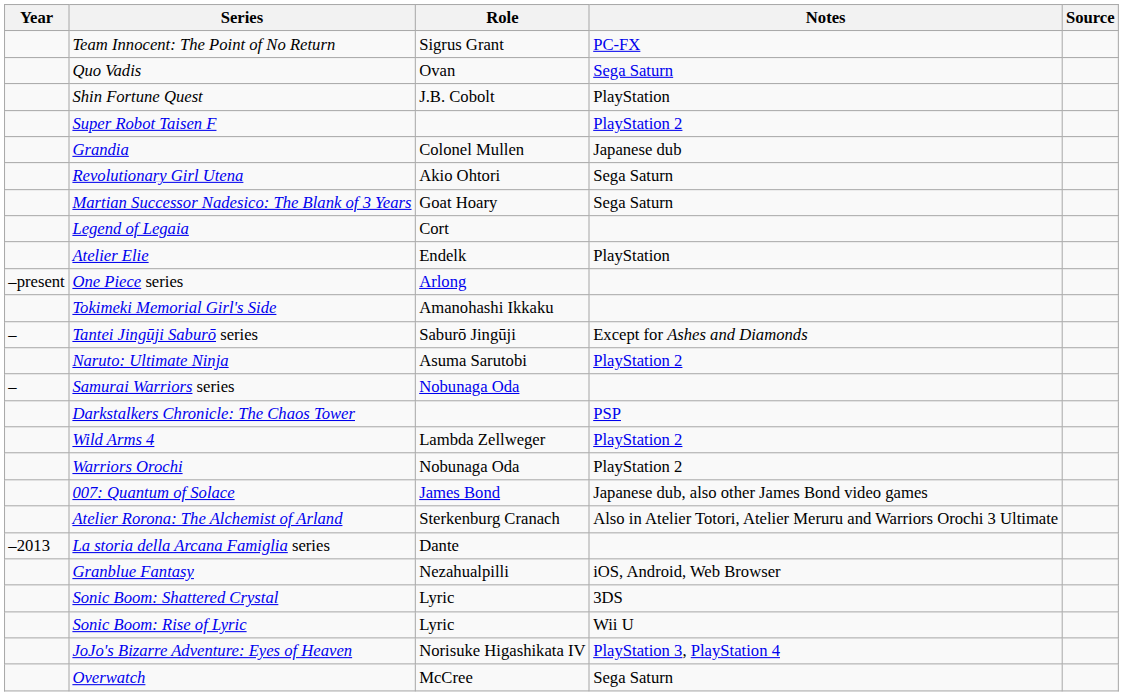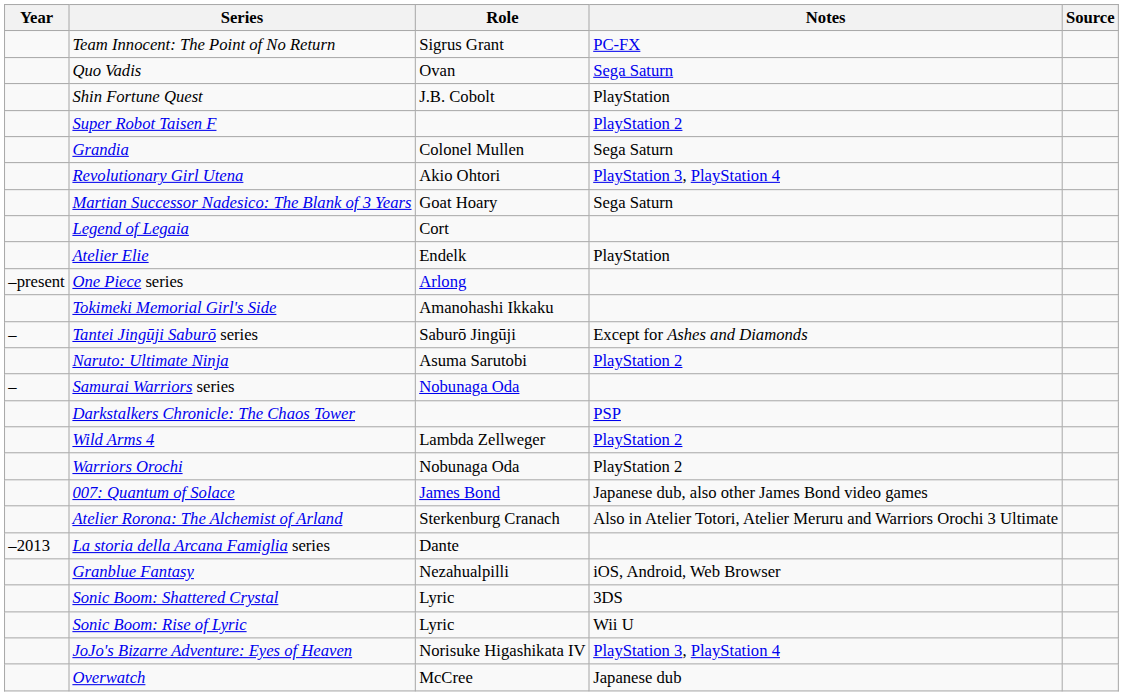(637, 149) Japanese dub -> (633, 149) Sega Saturn
(633, 176) Sega Saturn -> (687, 176) PlayStation 3, PlayStation 4
(633, 677) Sega Saturn -> (637, 677) Japanese dub
